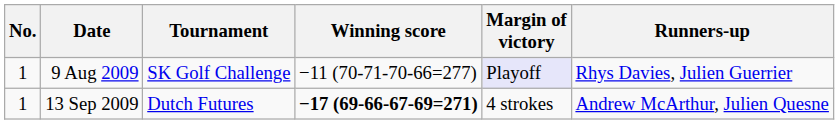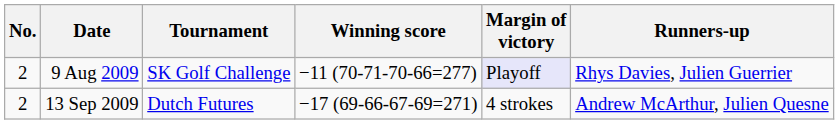(23, 73) 1 -> (23, 73) 2
(23, 103) 1 -> (23, 103) 2
(388, 103) bold -> (388, 103) normal
